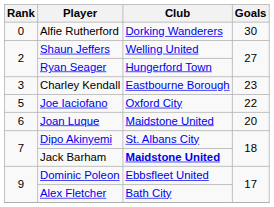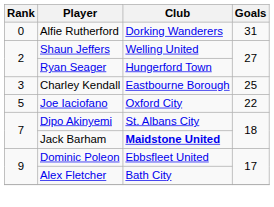(251, 31) 30 -> (251, 31) 31
(251, 85) 23 -> (251, 85) 25
- row: (70, 121)
